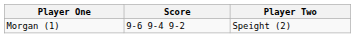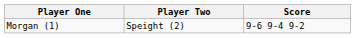columns swapped: (290, 12) <-> (177, 12)
